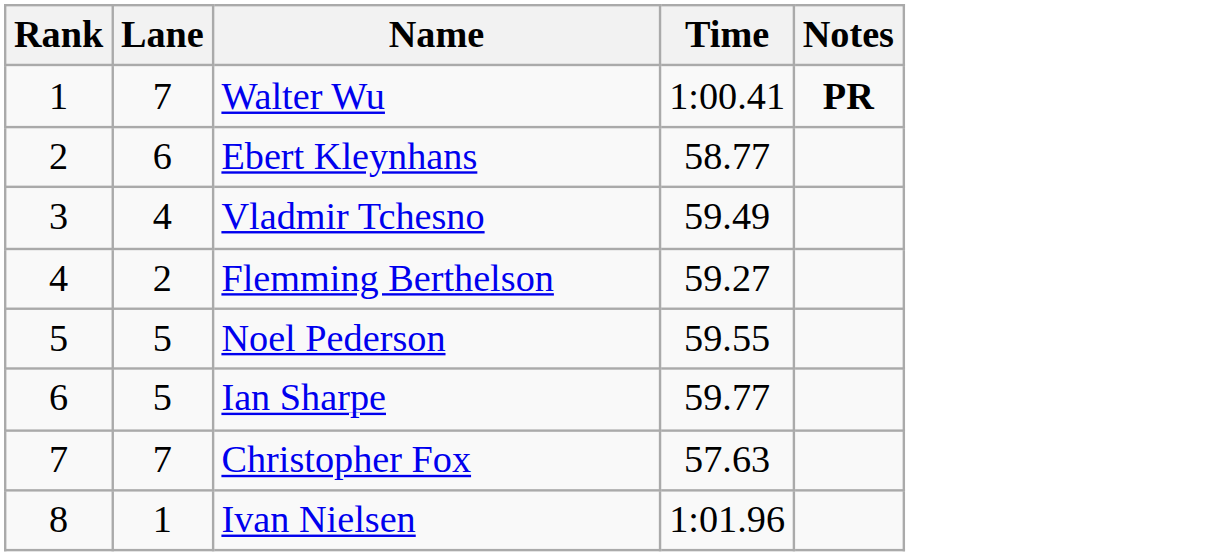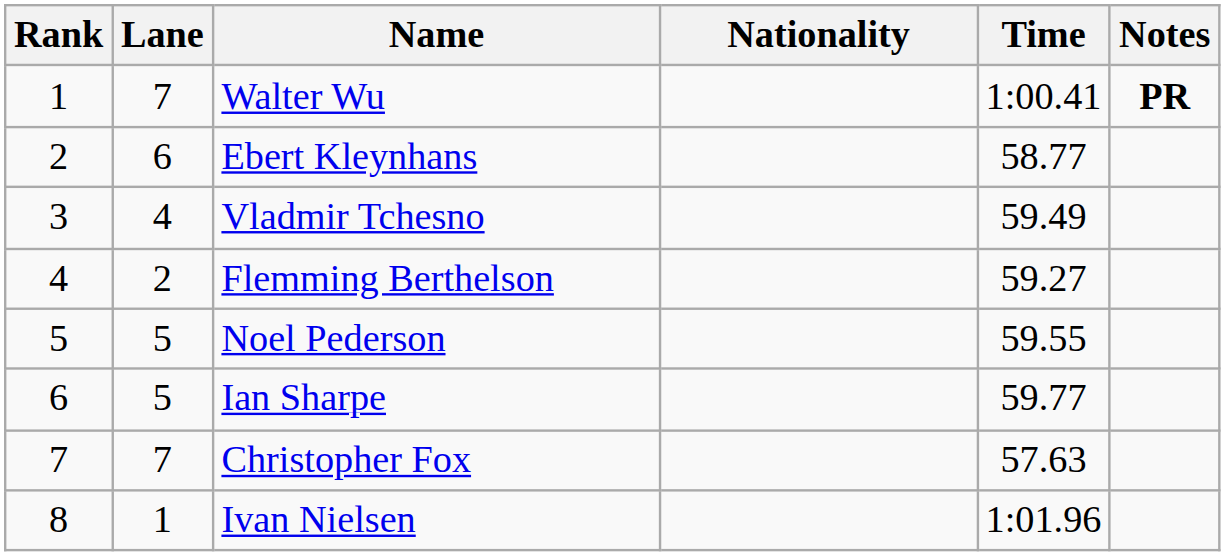+ column: (819, 34)
